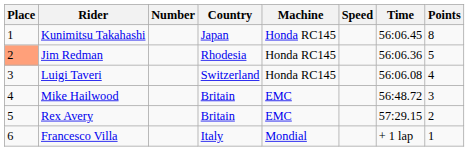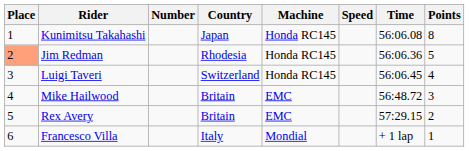(401, 35) 56:06.45 -> (401, 35) 56:06.08
(401, 75) 56:06.08 -> (401, 75) 56:06.45
